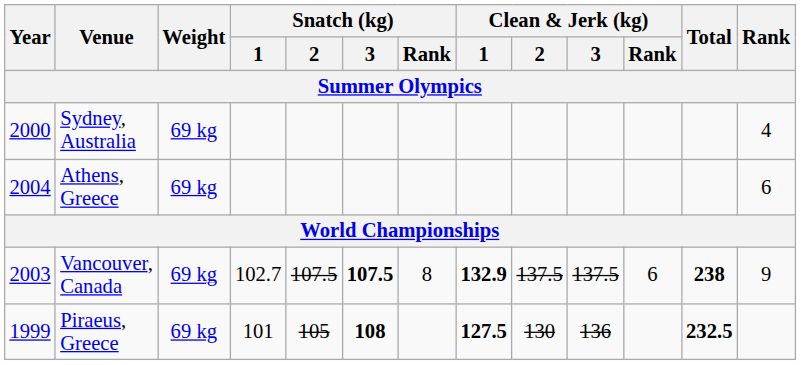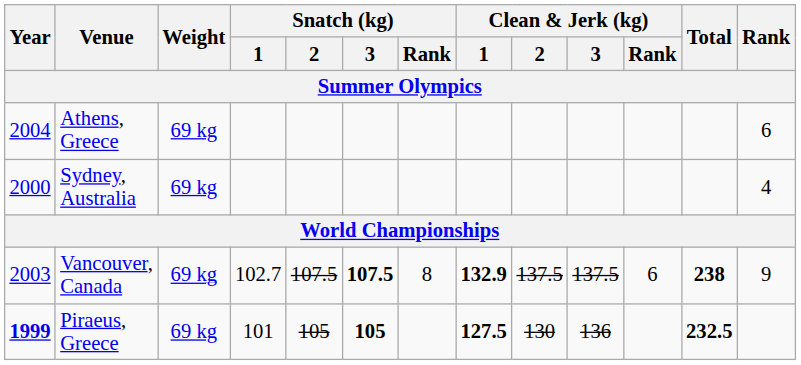rows swapped: (92, 186) <-> (98, 130)
(30, 331) normal -> (30, 331) bold
(370, 331) 108 -> (370, 331) 105
